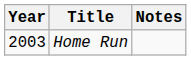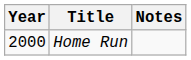(27, 43) 2003 -> (27, 43) 2000
